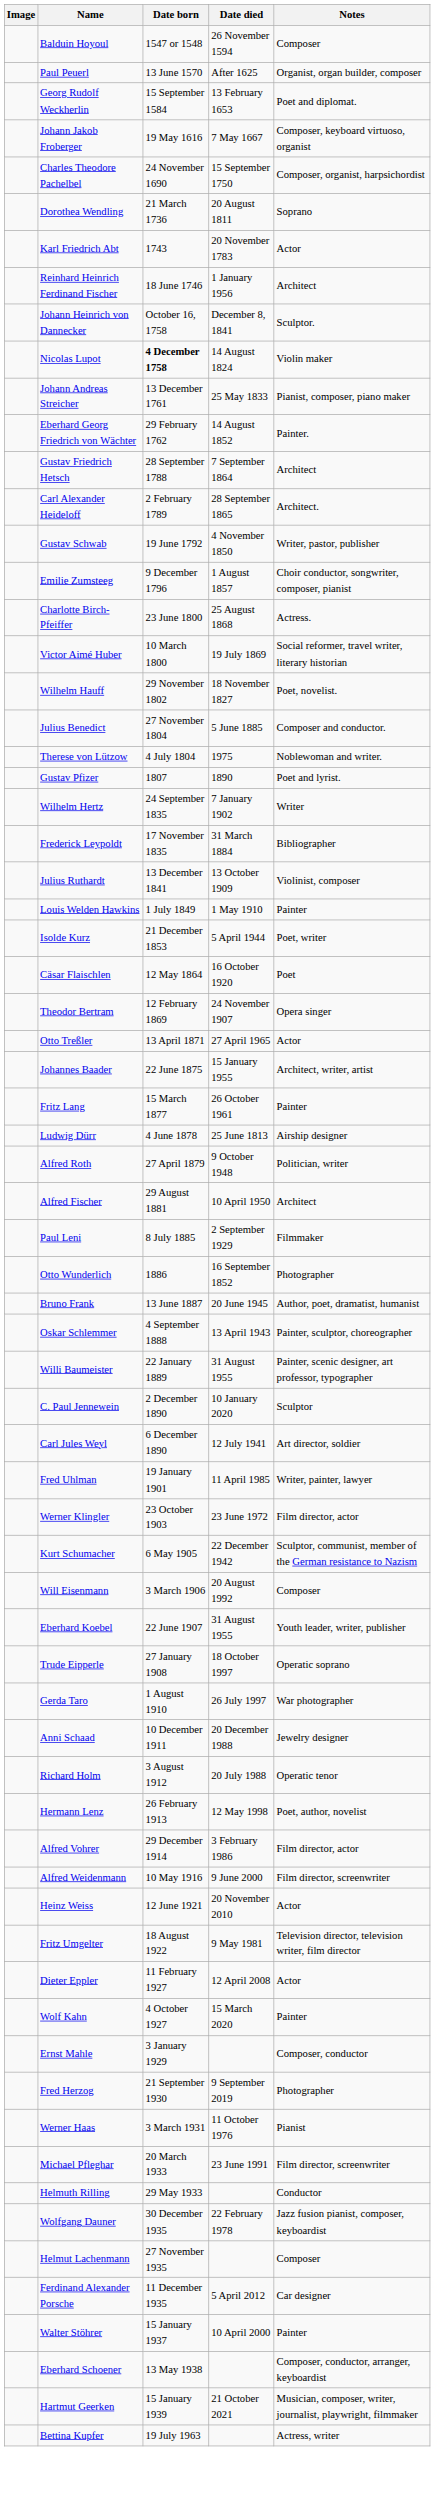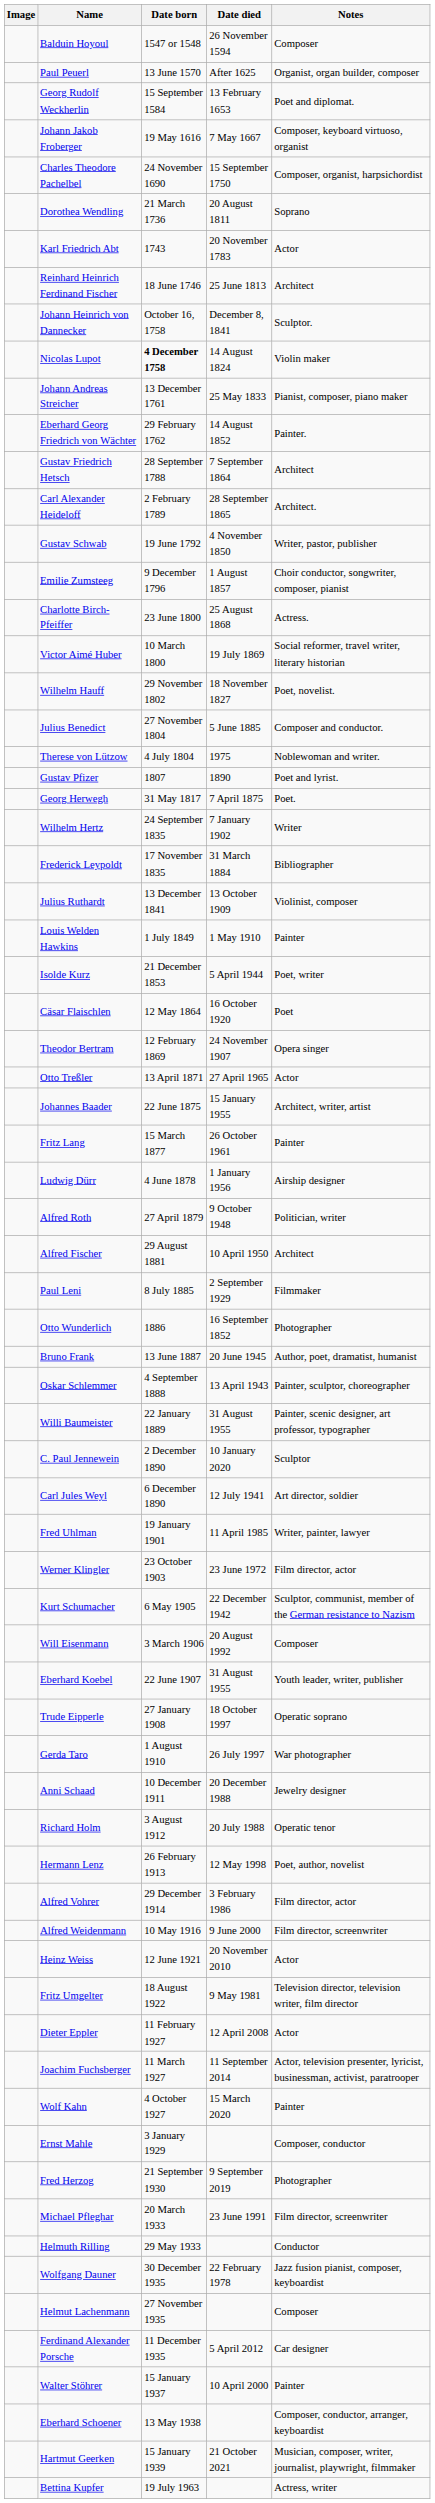(232, 285) 1 January 1956 -> (238, 285) 25 June 1813
+ row: (74, 798)
(240, 1135) 25 June 1813 -> (230, 1180) 1 January 1956
+ row: (85, 2069)
- row: (68, 2127)
